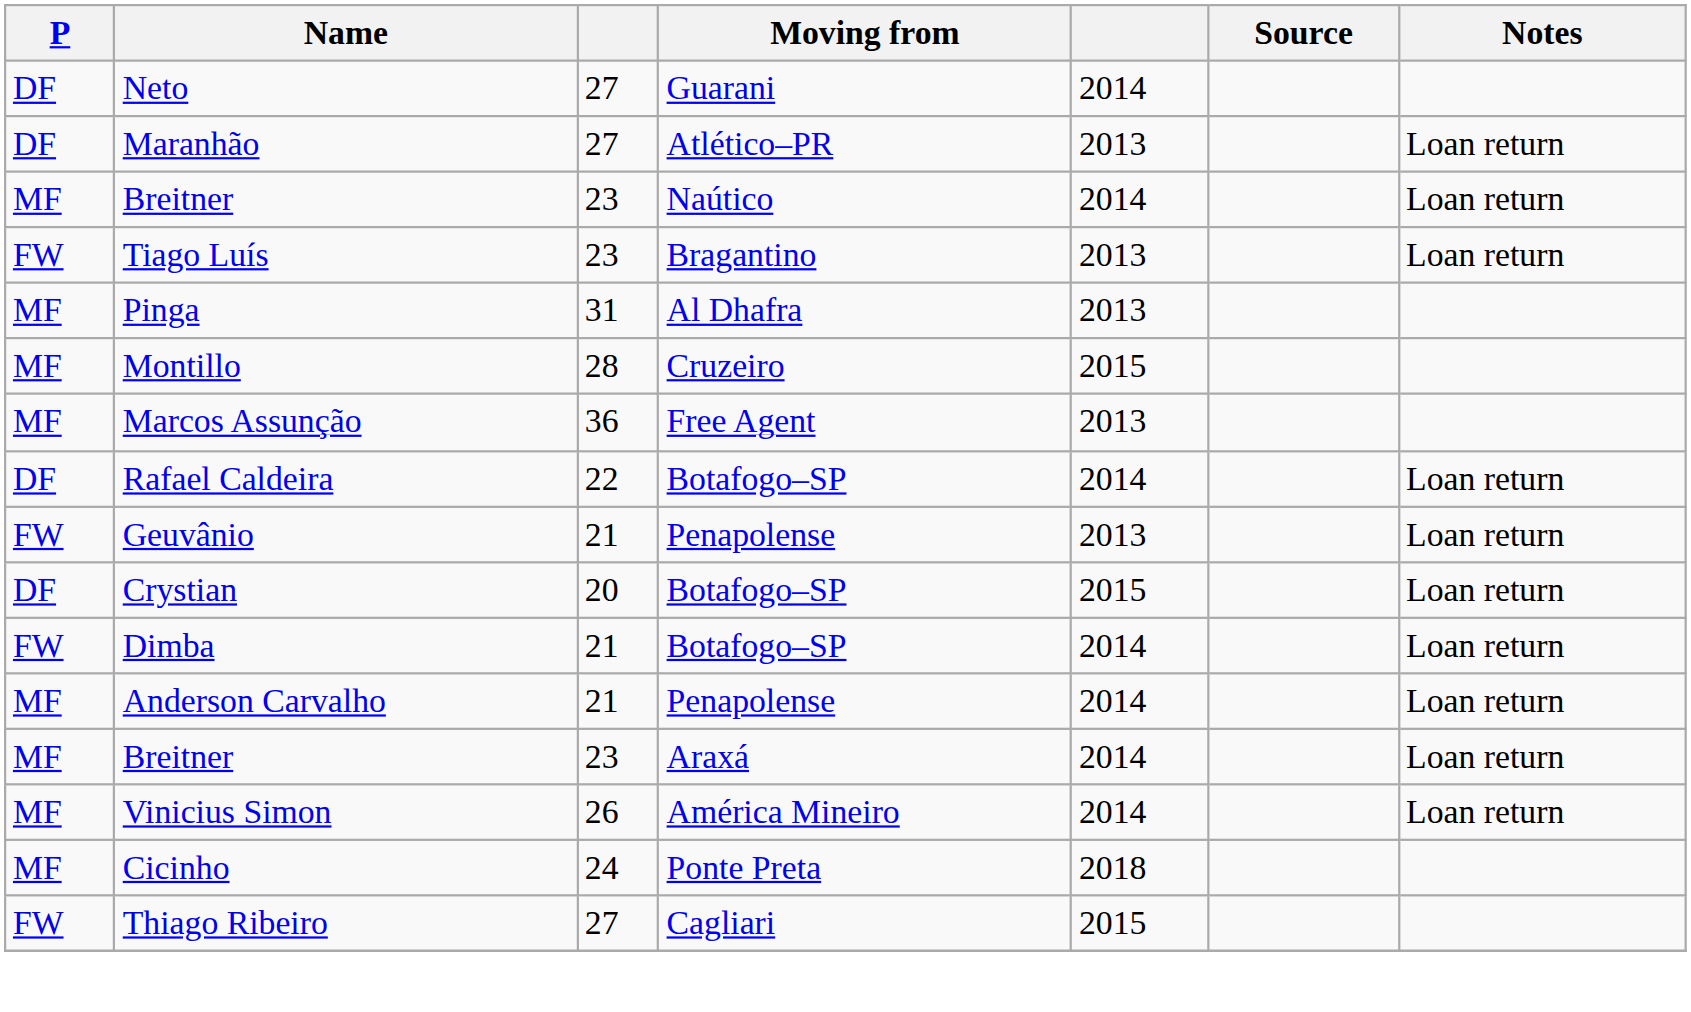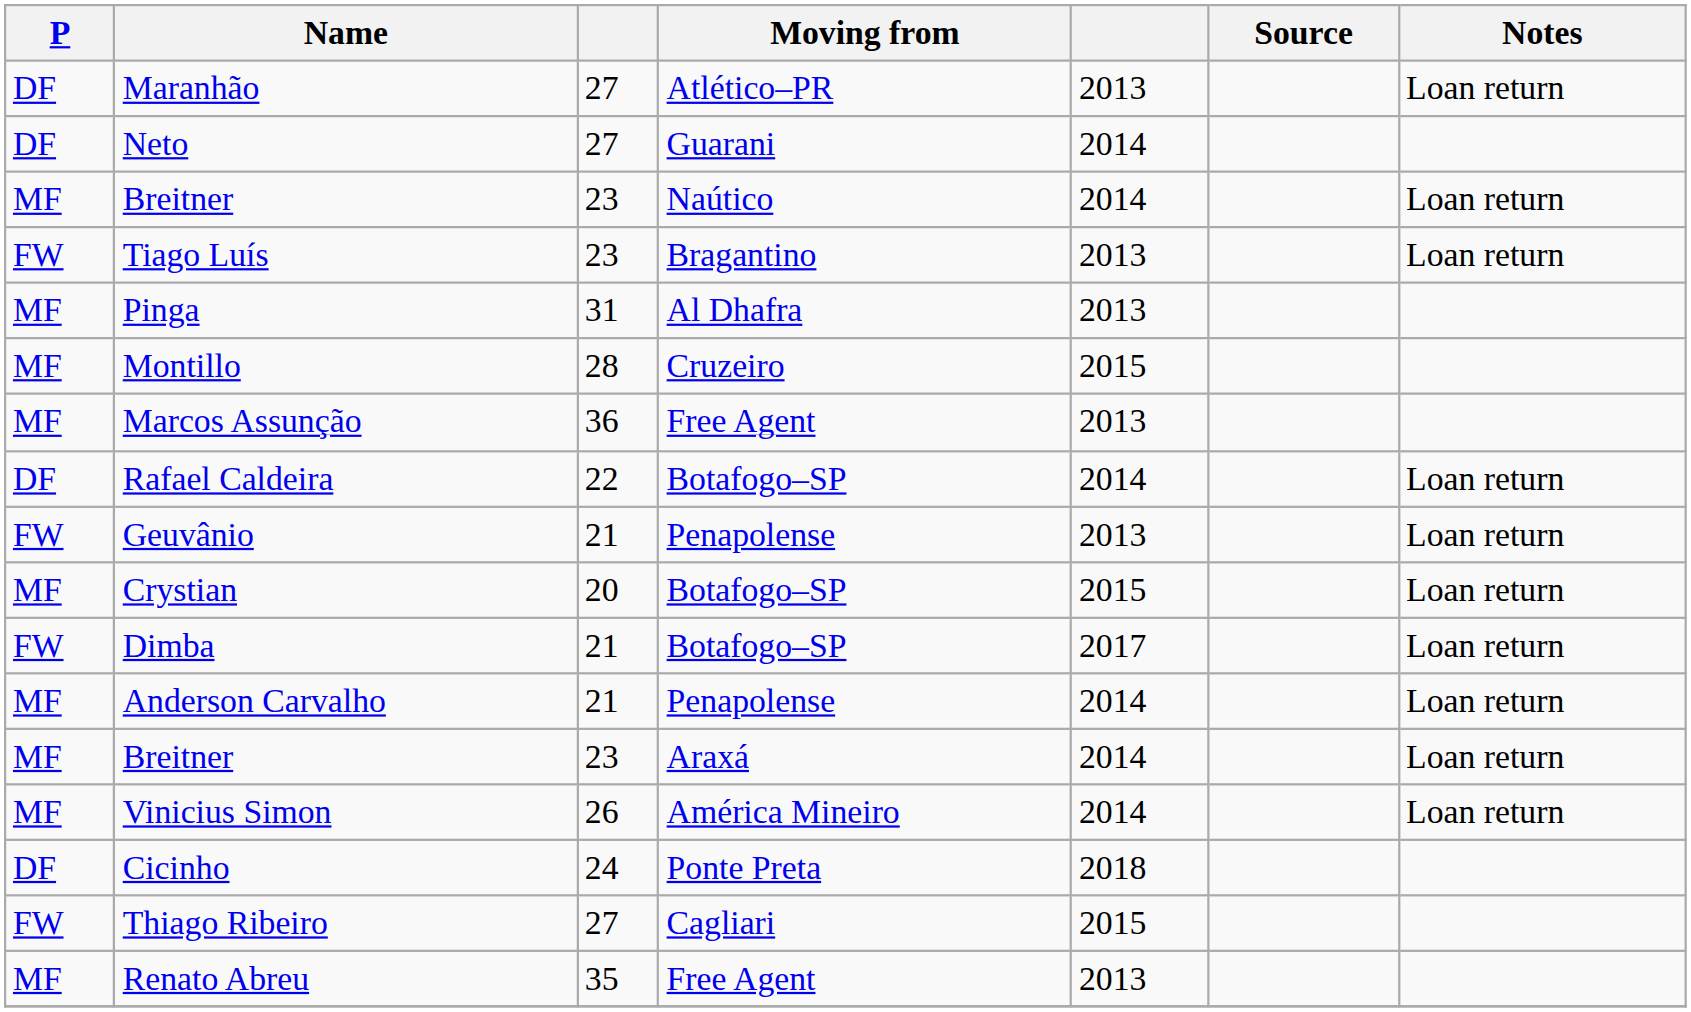rows swapped: (156, 88) <-> (191, 143)
(35, 588) DF -> (37, 588) MF
(1113, 644) 2014 -> (1113, 644) 2017
(37, 867) MF -> (35, 867) DF
+ row: (216, 978)
